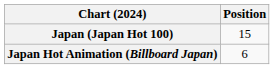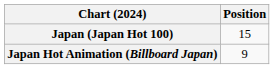(245, 53) 6 -> (245, 53) 9
